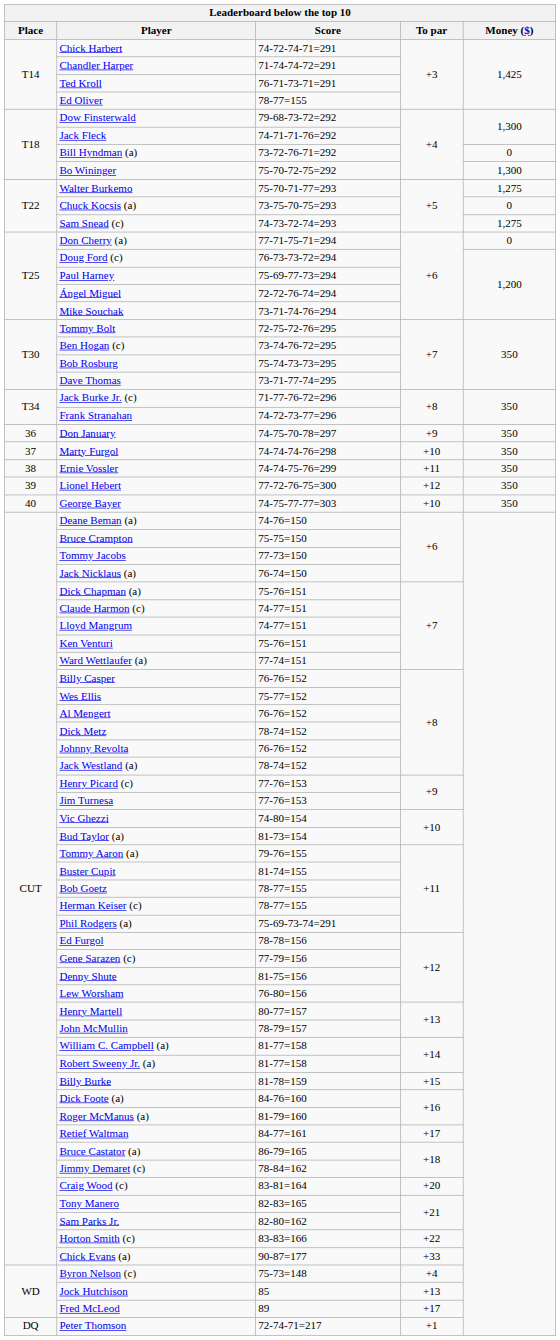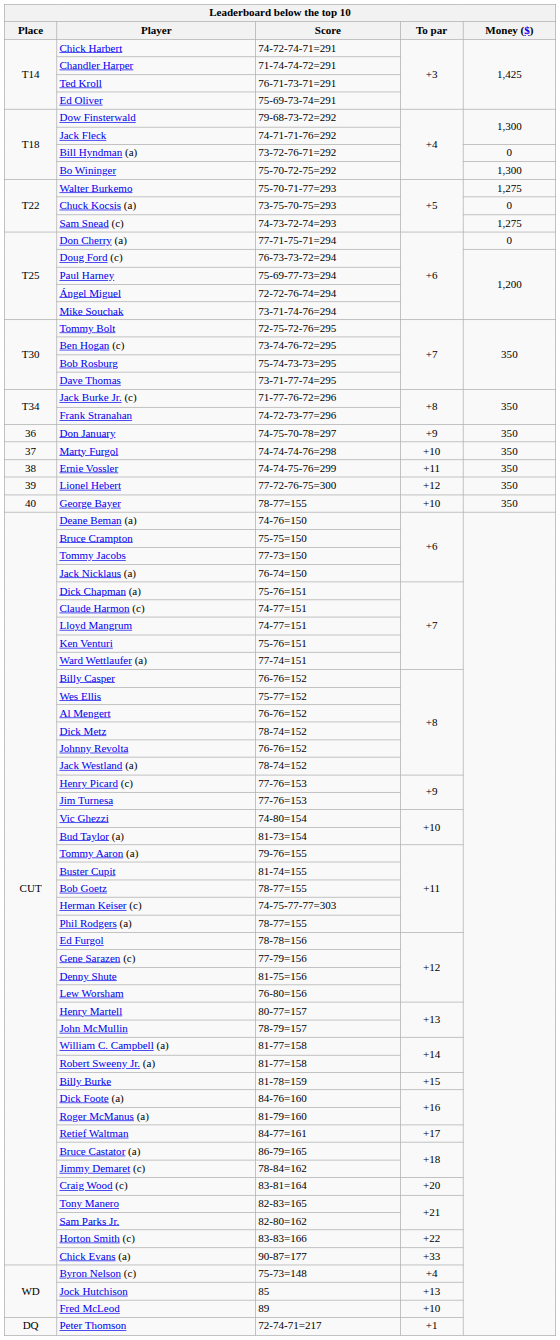(283, 100) 78-77=155 -> (297, 100) 75-69-73-74=291
(297, 503) 74-75-77-77=303 -> (283, 503) 78-77=155
(283, 906) 78-77=155 -> (297, 906) 74-75-77-77=303
(297, 923) 75-69-73-74=291 -> (283, 923) 78-77=155
(432, 1308) +17 -> (432, 1308) +10
